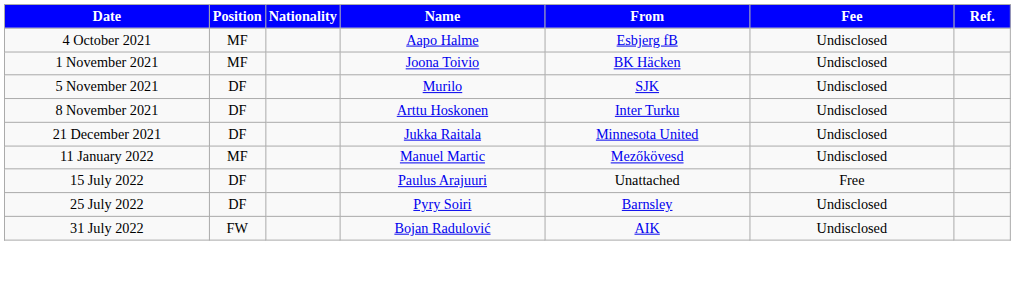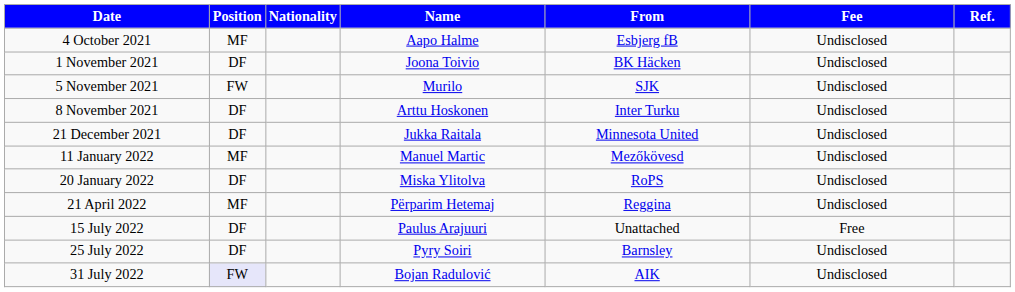(237, 63) MF -> (237, 63) DF
(237, 87) DF -> (237, 87) FW
+ row: (107, 181)
+ row: (107, 204)
(237, 228) no background -> (237, 275) lavender background
